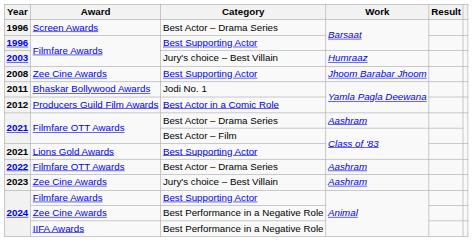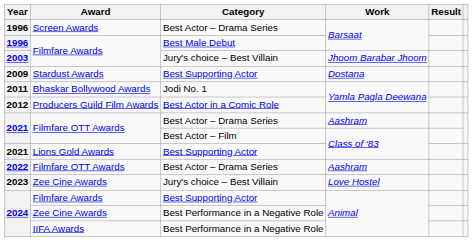(210, 43) Best Supporting Actor -> (199, 43) Best Male Debut
(348, 58) Humraaz -> (377, 58) Jhoom Barabar Jhoom
- row: (17, 74)
+ row: (17, 74)
(348, 182) Aashram -> (354, 182) Love Hostel
